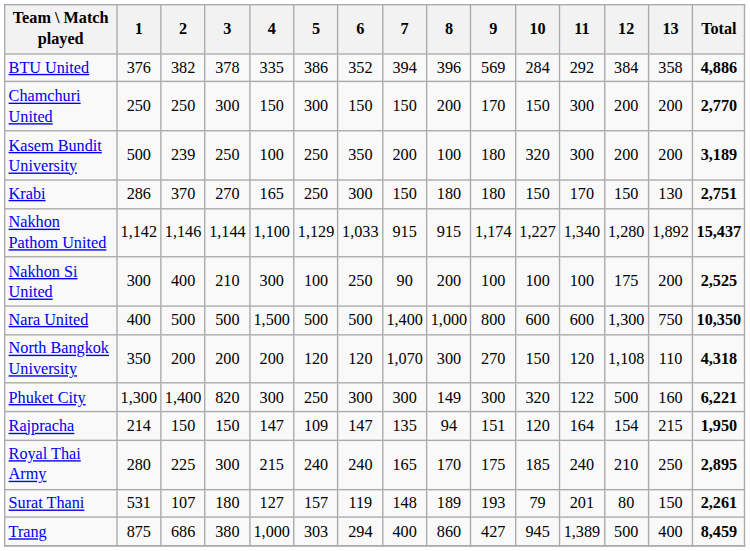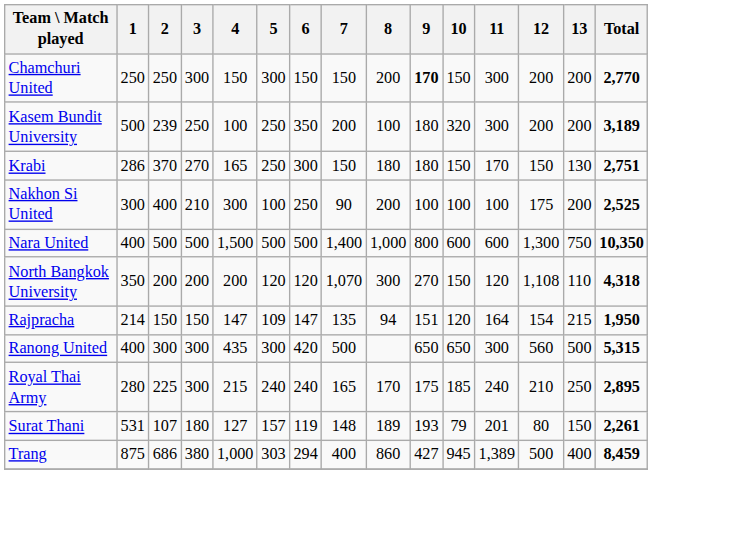- row: (49, 67)
(493, 106) normal -> (426, 77) bold
- row: (57, 232)
- row: (47, 397)
+ row: (58, 348)
